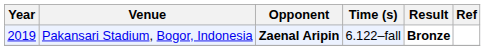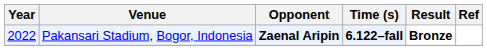(22, 35) 2019 -> (22, 35) 2022
(373, 35) normal -> (374, 35) bold
